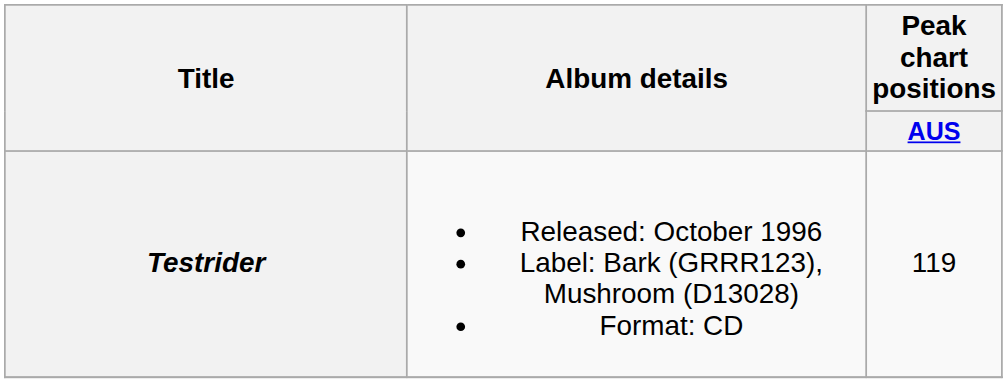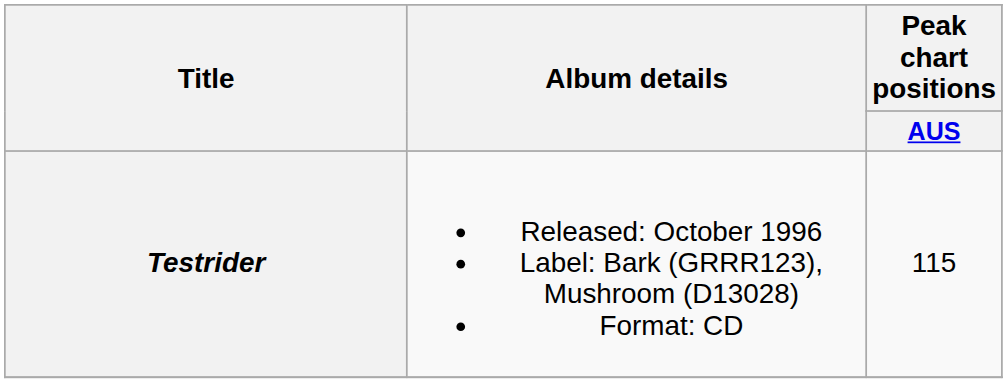(934, 263) 119 -> (934, 263) 115
